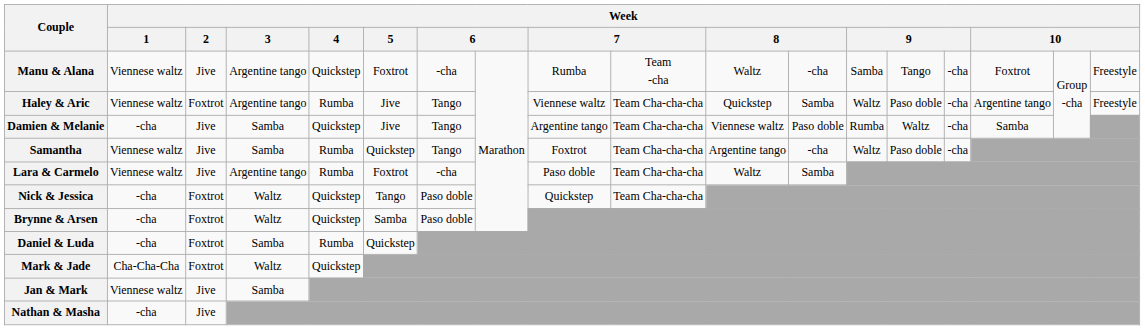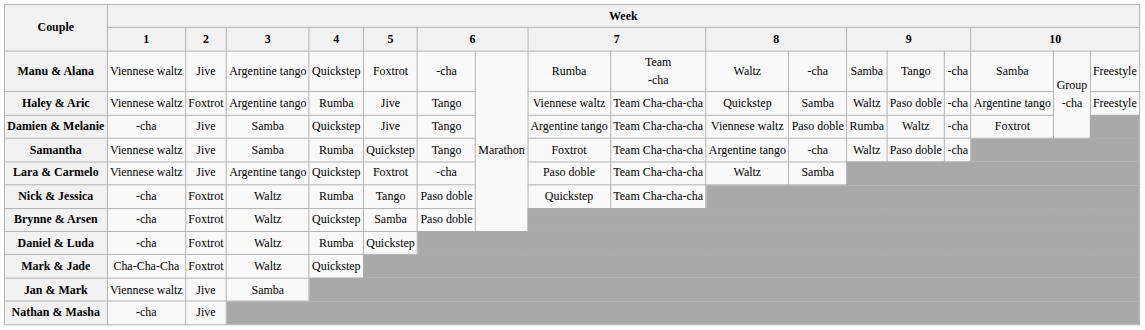(1012, 71) Foxtrot -> (1012, 71) Samba
(1012, 126) Samba -> (1012, 126) Foxtrot
(336, 172) Rumba -> (336, 172) Quickstep
(336, 196) Quickstep -> (336, 196) Rumba
(268, 242) Samba -> (268, 242) Waltz
